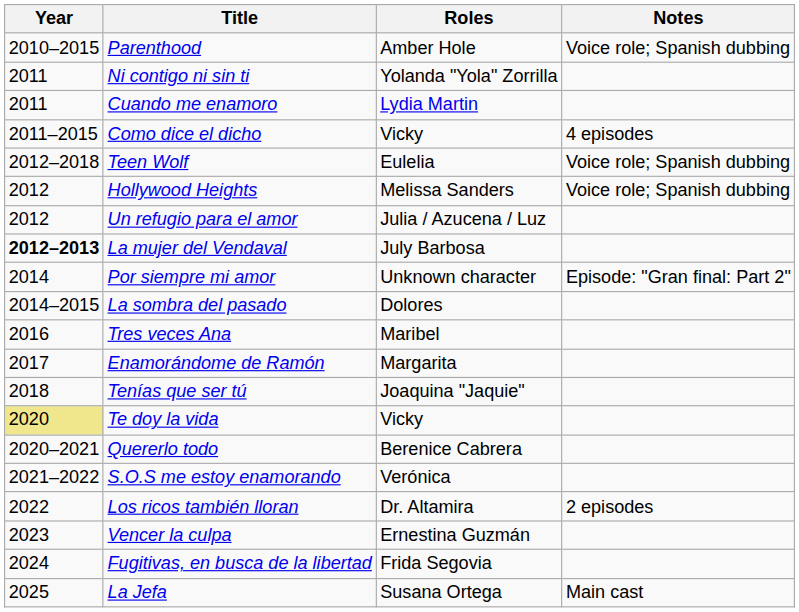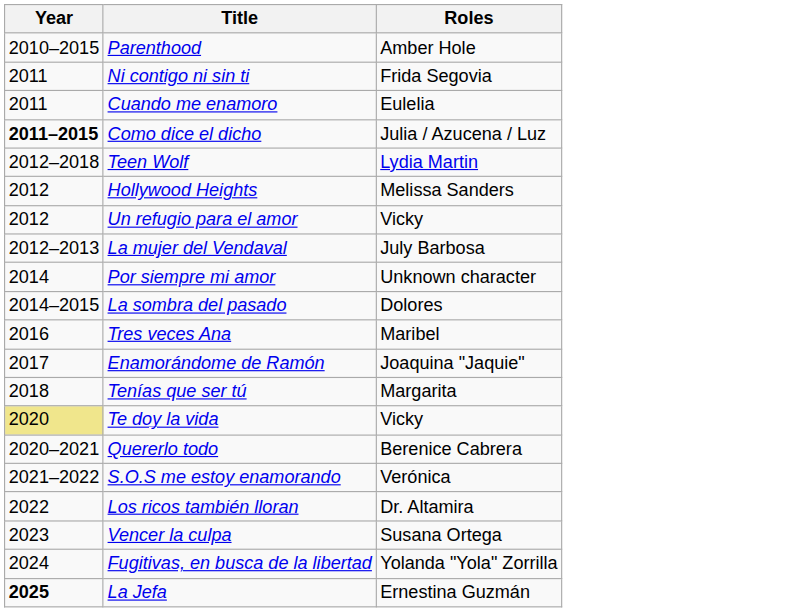- column: (678, 18)
(469, 76) Yolanda "Yola" Zorrilla -> (436, 76) Frida Segovia
(429, 104) Lydia Martin -> (407, 104) Eulelia
(53, 133) normal -> (53, 133) bold
(402, 133) Vicky -> (463, 133) Julia / Azucena / Luz
(407, 162) Eulelia -> (429, 162) Lydia Martin
(463, 219) Julia / Azucena / Luz -> (402, 219) Vicky
(54, 248) bold -> (54, 248) normal
(418, 362) Margarita -> (453, 362) Joaquina "Jaquie"
(453, 391) Joaquina "Jaquie" -> (418, 391) Margarita
(455, 534) Ernestina Guzmán -> (441, 534) Susana Ortega
(436, 563) Frida Segovia -> (469, 563) Yolanda "Yola" Zorrilla
(29, 592) normal -> (29, 592) bold
(441, 592) Susana Ortega -> (455, 592) Ernestina Guzmán
